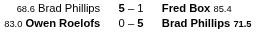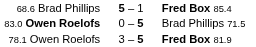(207, 23) bold -> (204, 23) normal
+ row: (54, 39)
